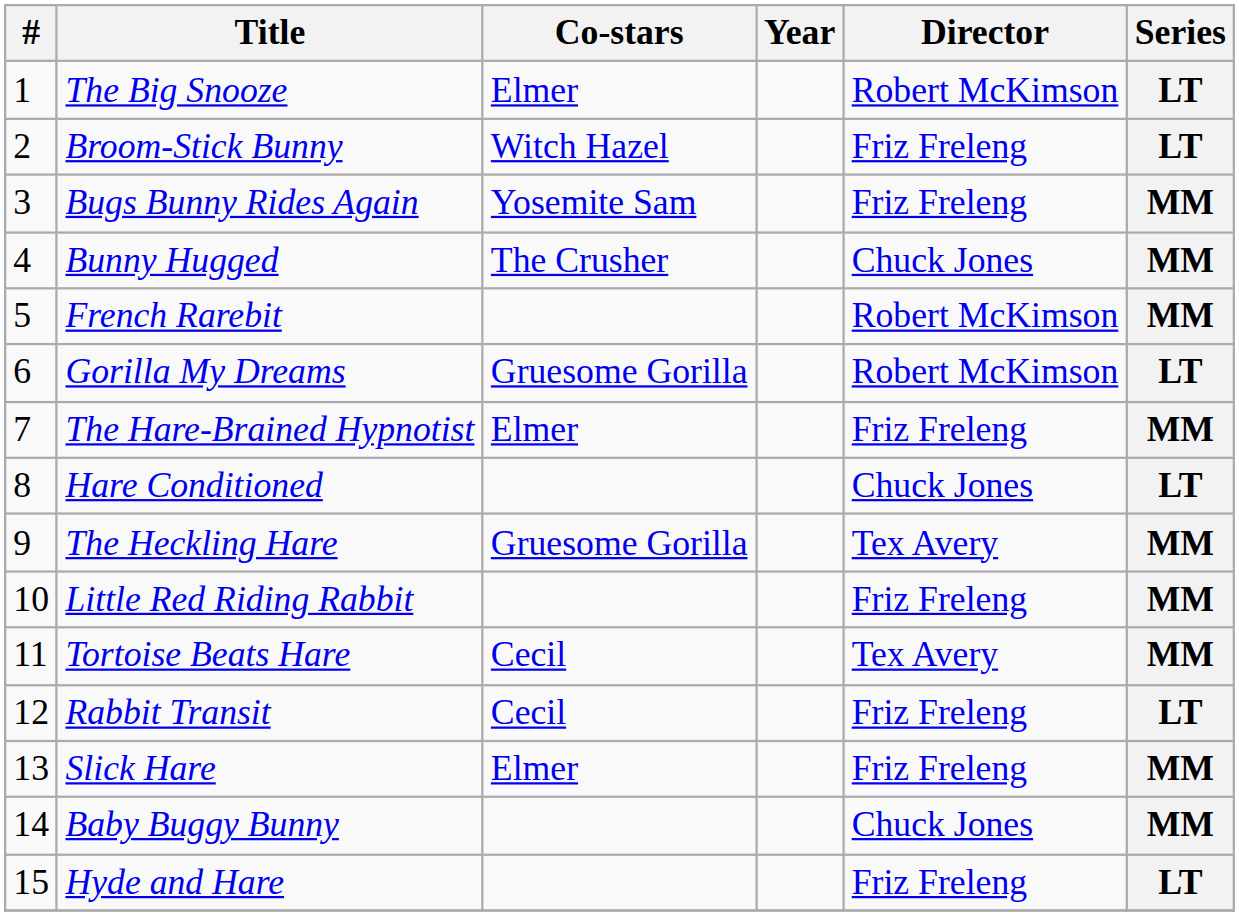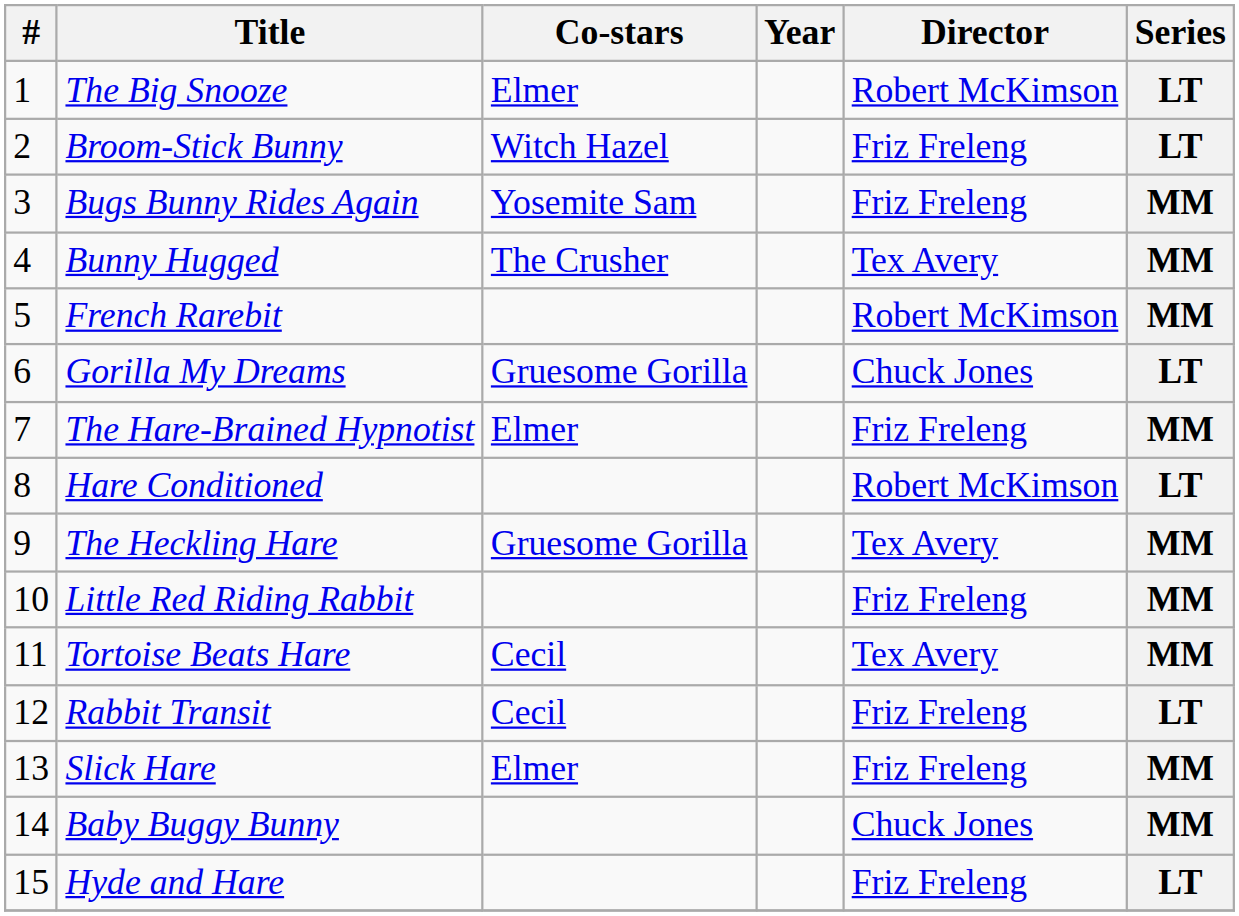(942, 259) Chuck Jones -> (925, 259) Tex Avery
(985, 372) Robert McKimson -> (942, 372) Chuck Jones
(942, 485) Chuck Jones -> (985, 485) Robert McKimson
